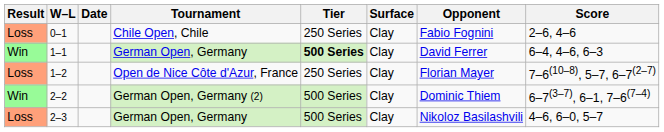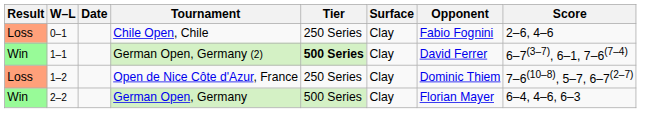(180, 52) German Open, Germany -> (188, 54) German Open, Germany (2)
(566, 52) 6–4, 4–6, 6–3 -> (567, 54) 6–7(3–7), 6–1, 7–6(7–4)
(457, 73) Florian Mayer -> (460, 76) Dominic Thiem
(188, 96) German Open, Germany (2) -> (180, 97) German Open, Germany
(460, 96) Dominic Thiem -> (457, 97) Florian Mayer
(589, 96) 6–7(3–7), 6–1, 7–6(7–4) -> (543, 97) 6–4, 4–6, 6–3
- row: (58, 117)
